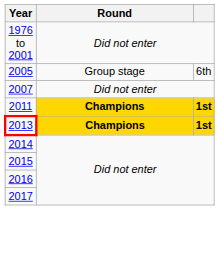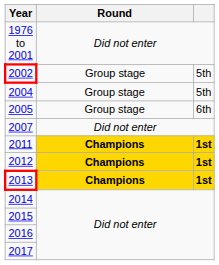+ row: (21, 74)
+ row: (21, 93)
+ row: (21, 162)
